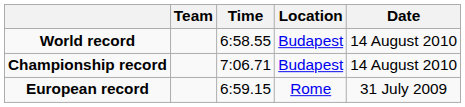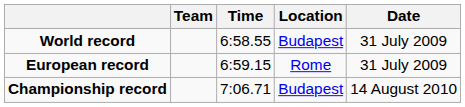(404, 41) 14 August 2010 -> (404, 41) 31 July 2009
rows swapped: (87, 89) <-> (87, 65)
